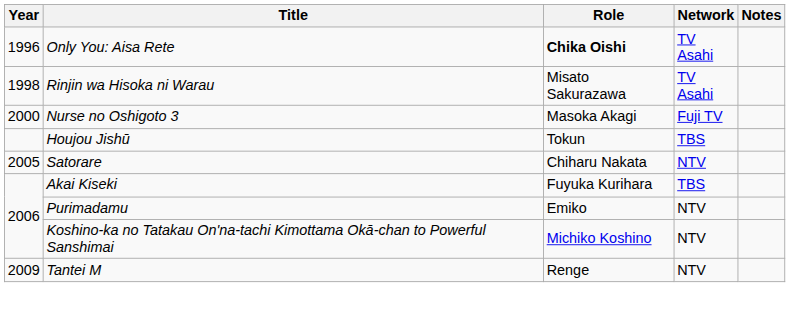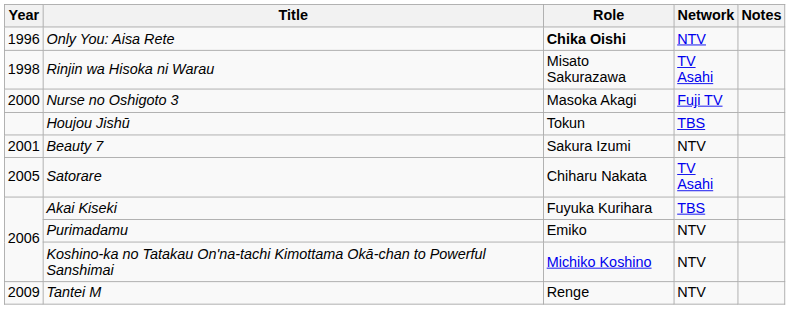(695, 46) TV Asahi -> (692, 38) NTV
+ row: (75, 146)
(692, 162) NTV -> (695, 177) TV Asahi
